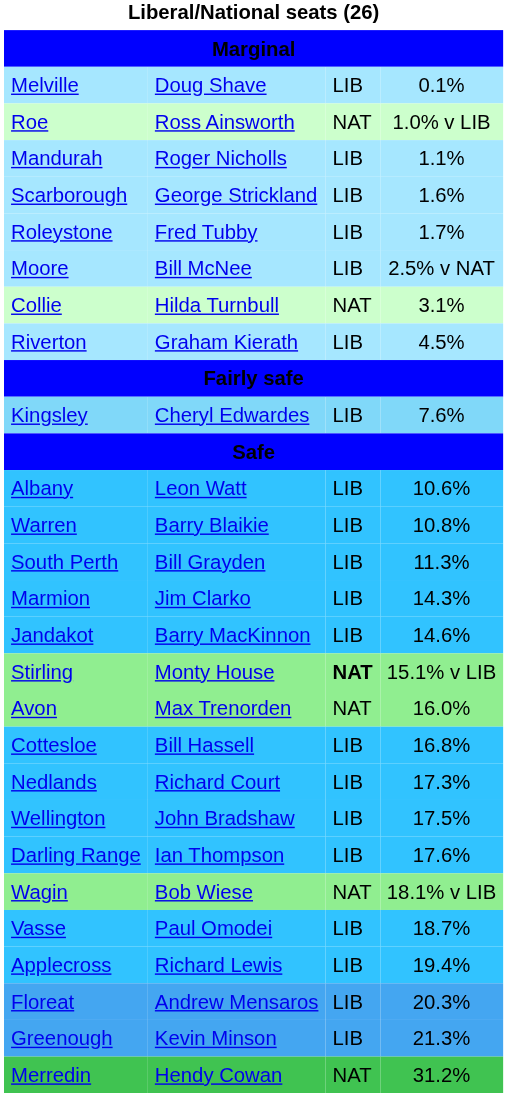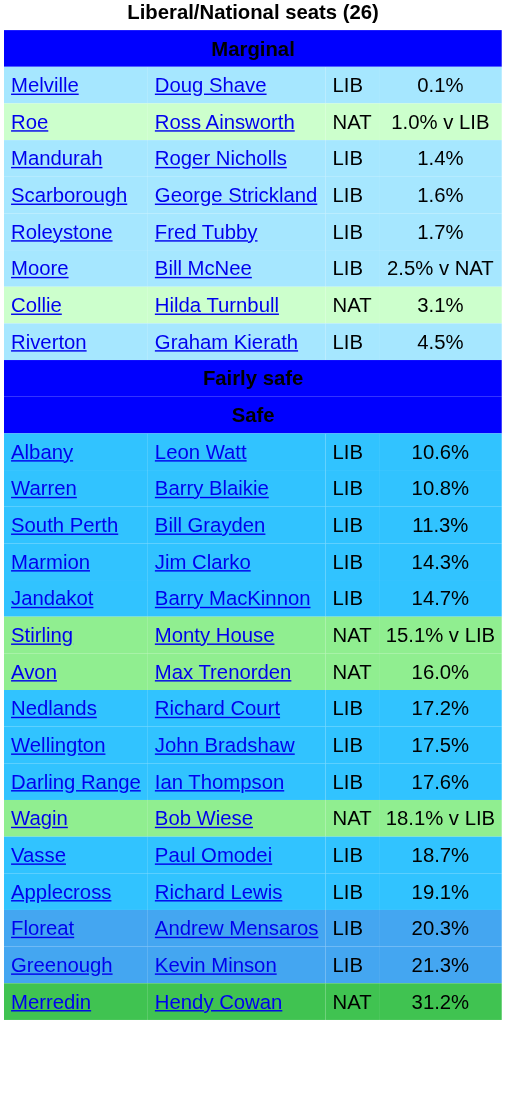(442, 158) 1.1% -> (440, 158) 1.4%
- row: (49, 415)
(442, 635) 14.6% -> (440, 598) 14.7%
(353, 671) bold -> (352, 635) normal
- row: (54, 745)
(442, 781) 17.3% -> (440, 708) 17.2%
(442, 965) 19.4% -> (440, 891) 19.1%
